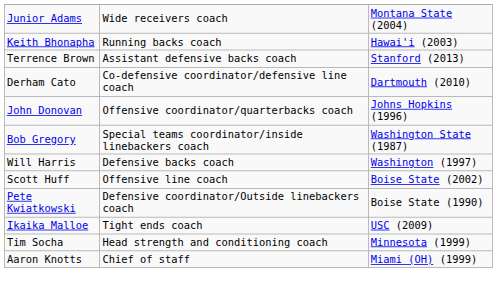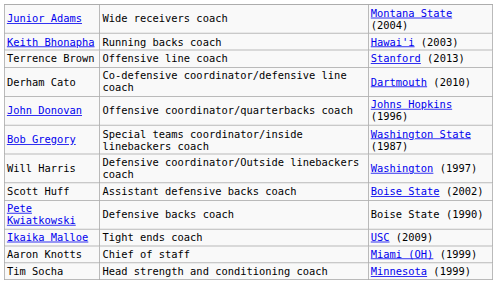(200, 59) Assistant defensive backs coach -> (165, 59) Offensive line coach
(168, 163) Defensive backs coach -> (231, 169) Defensive coordinator/Outside linebackers coach
(165, 180) Offensive line coach -> (200, 192) Assistant defensive backs coach
(231, 202) Defensive coordinator/Outside linebackers coach -> (168, 214) Defensive backs coach
rows swapped: (35, 242) <-> (44, 259)
